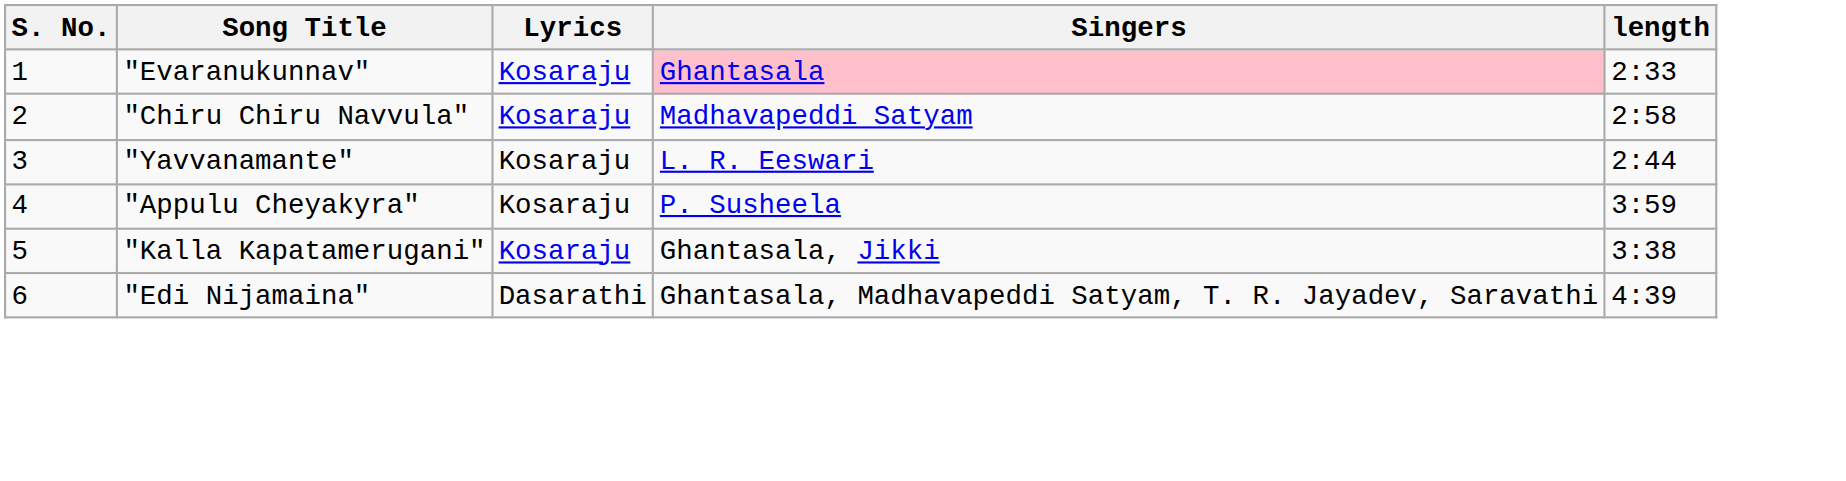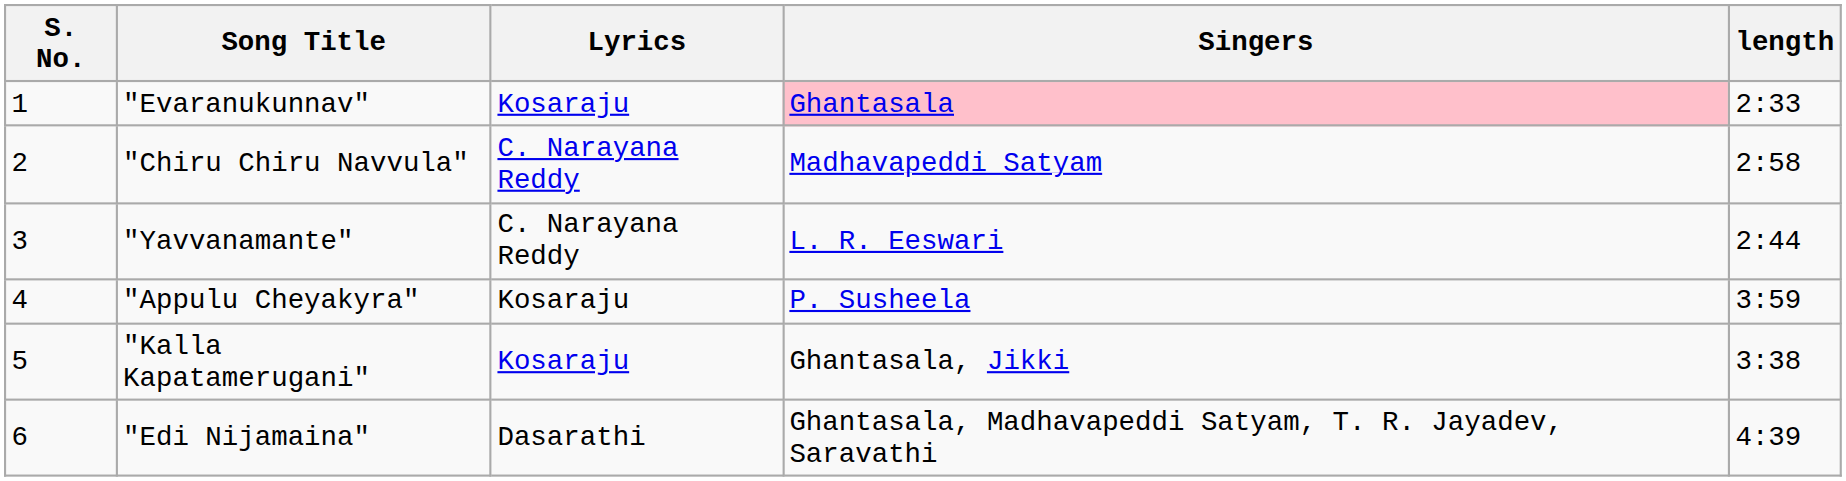(564, 117) Kosaraju -> (588, 164) C. Narayana Reddy
(564, 162) Kosaraju -> (588, 241) C. Narayana Reddy
